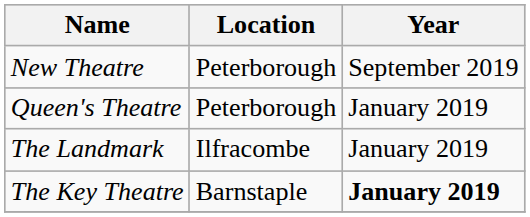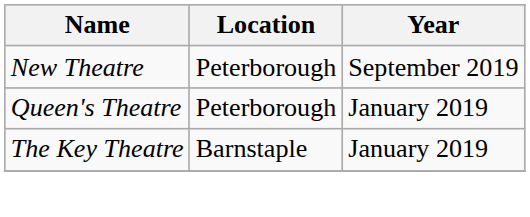- row: (87, 149)
(424, 190) bold -> (418, 149) normal
